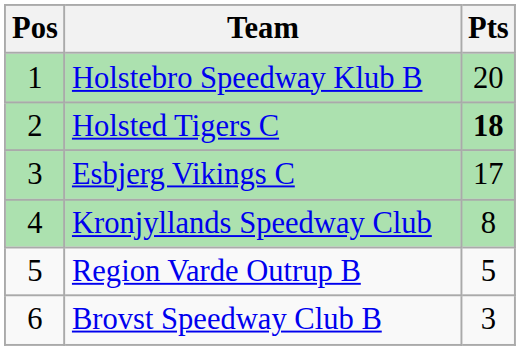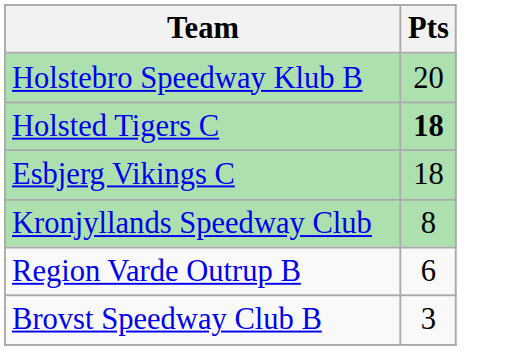- column: (35, 28)
(488, 174) 17 -> (428, 174) 18
(488, 271) 5 -> (428, 271) 6
